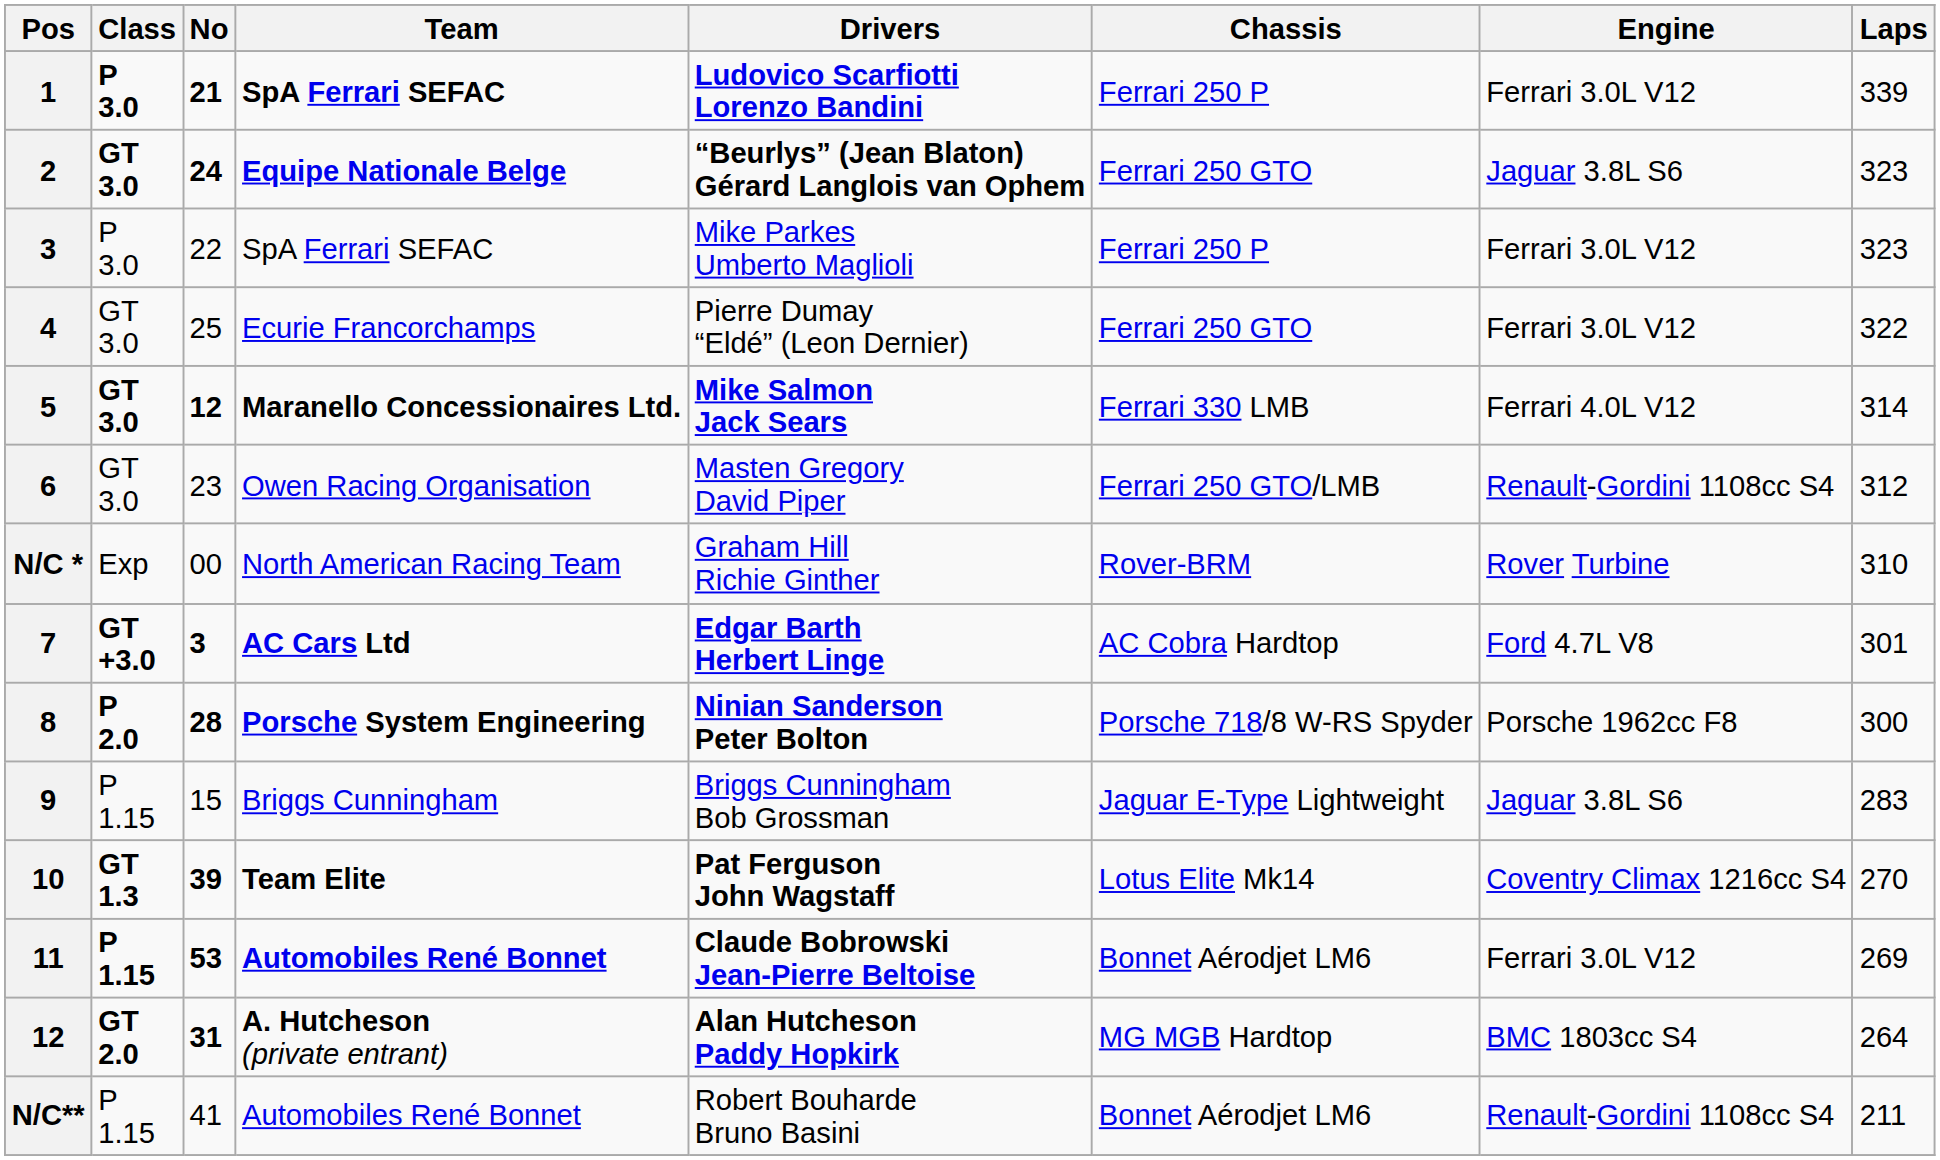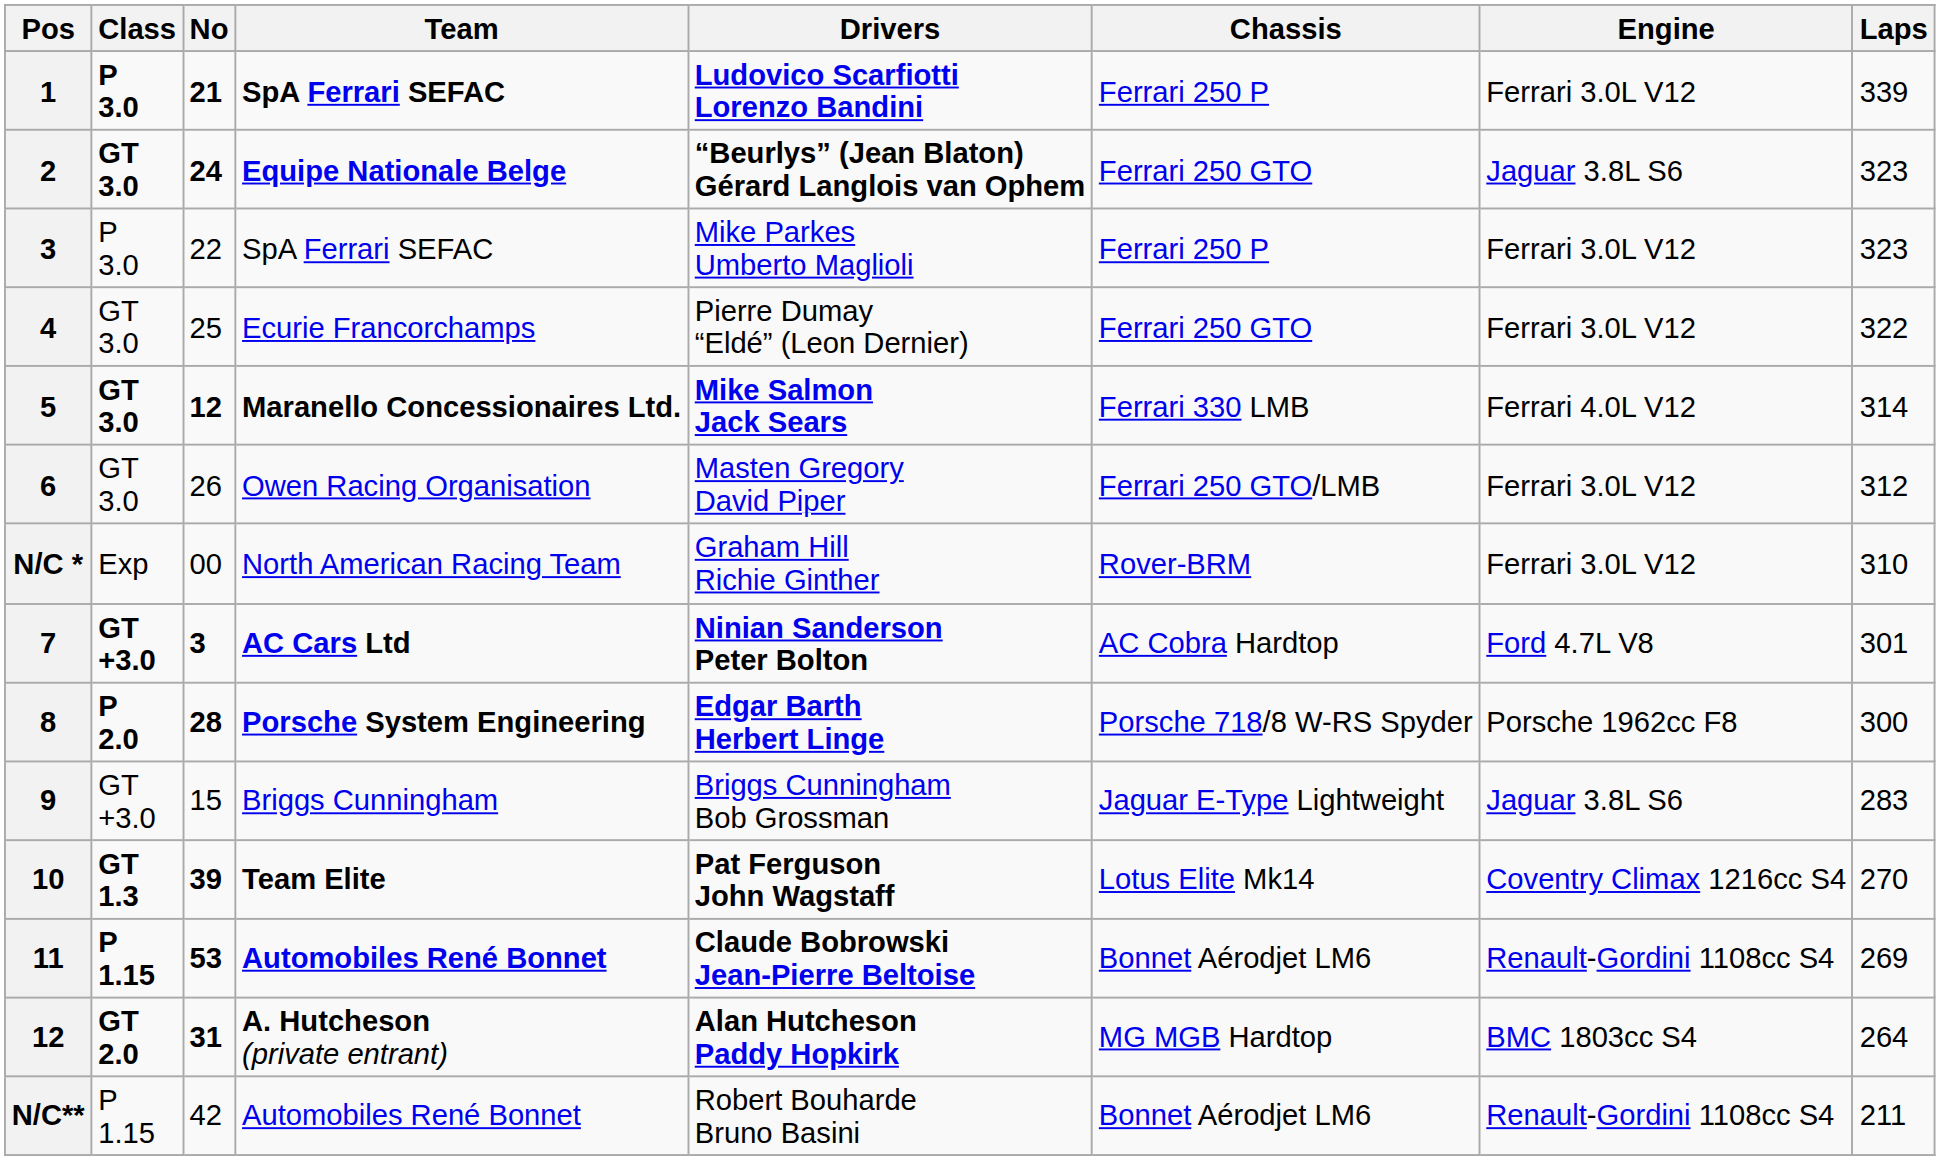(206, 485) 23 -> (206, 485) 26
(1660, 485) Renault-Gordini 1108cc S4 -> (1591, 485) Ferrari 3.0L V12
(1578, 564) Rover Turbine -> (1591, 564) Ferrari 3.0L V12
(790, 643) Edgar Barth Herbert Linge -> (819, 643) Ninian Sanderson Peter Bolton
(819, 721) Ninian Sanderson Peter Bolton -> (790, 721) Edgar Barth Herbert Linge
(127, 800) P 1.15 -> (127, 800) GT +3.0
(1591, 958) Ferrari 3.0L V12 -> (1660, 958) Renault-Gordini 1108cc S4
(206, 1116) 41 -> (206, 1116) 42
